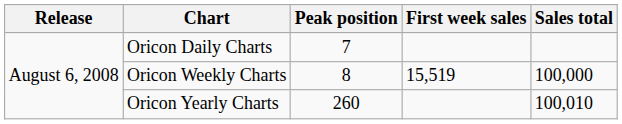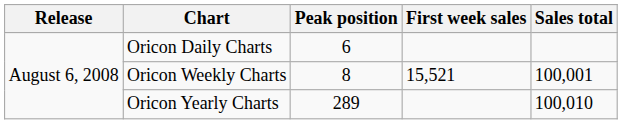(346, 47) 7 -> (346, 47) 6
(431, 75) 15,519 -> (431, 75) 15,521
(564, 75) 100,000 -> (564, 75) 100,001
(346, 103) 260 -> (346, 103) 289
